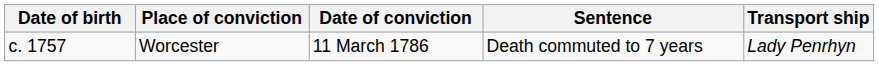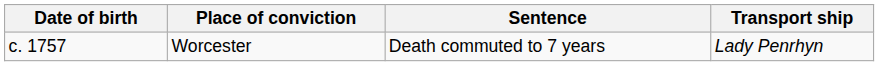- column: (396, 18)
